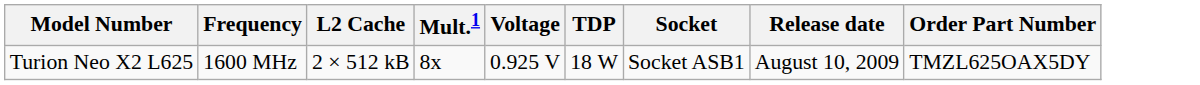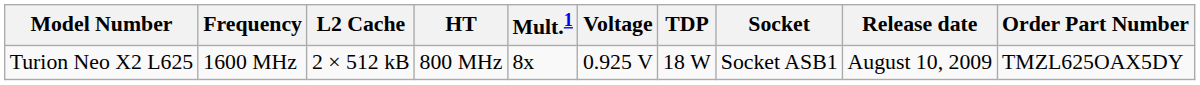+ column: (461, 24)
